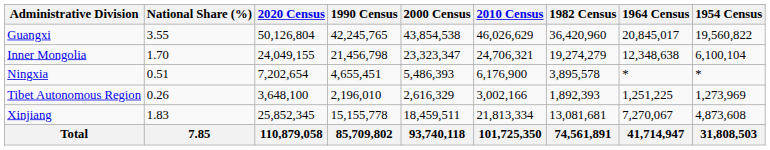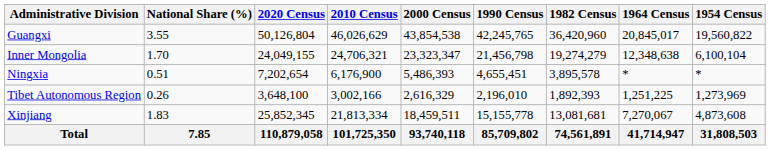columns swapped: (510, 14) <-> (364, 14)
